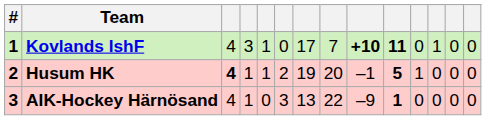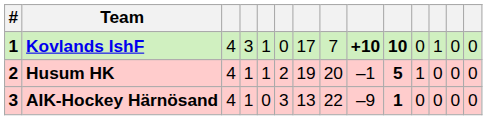(397, 45) 11 -> (398, 45) 10
(231, 73) bold -> (231, 73) normal
